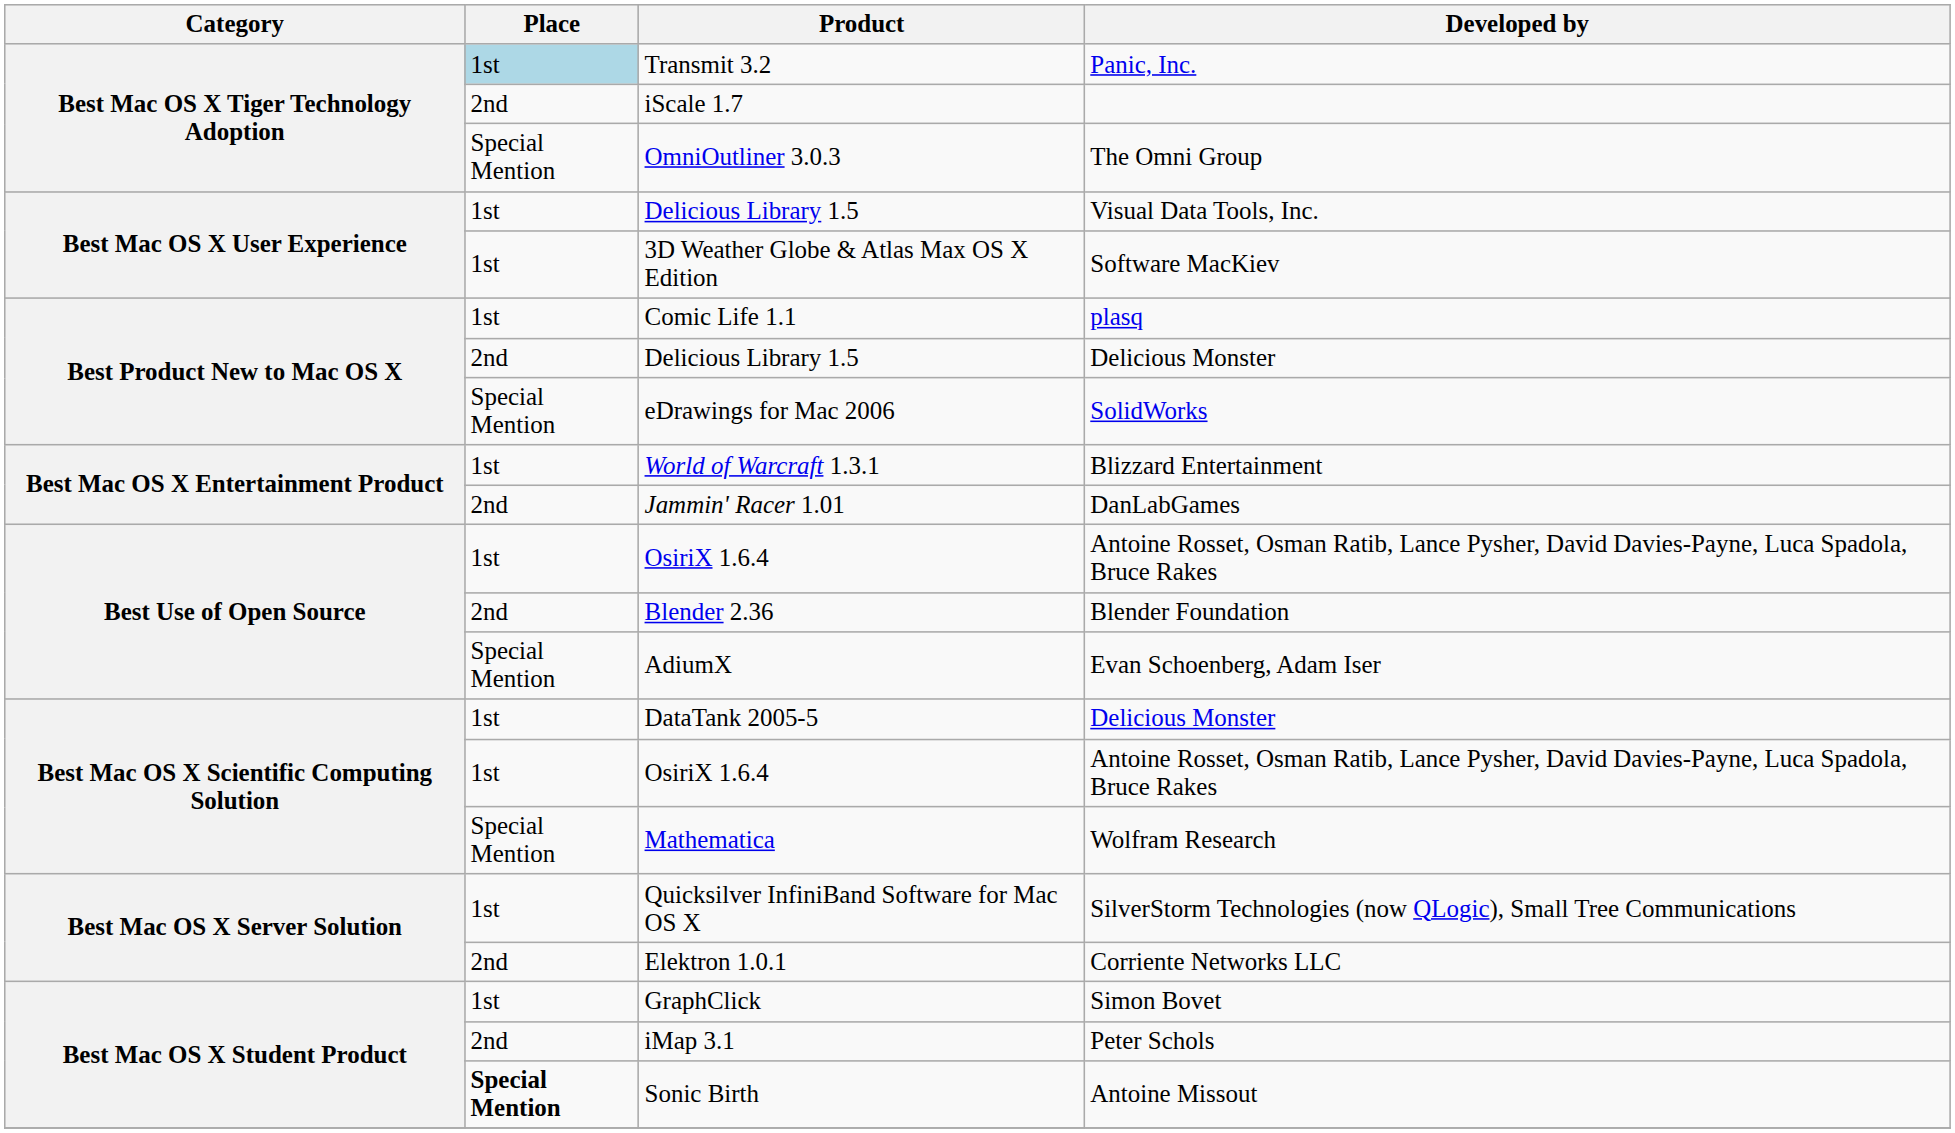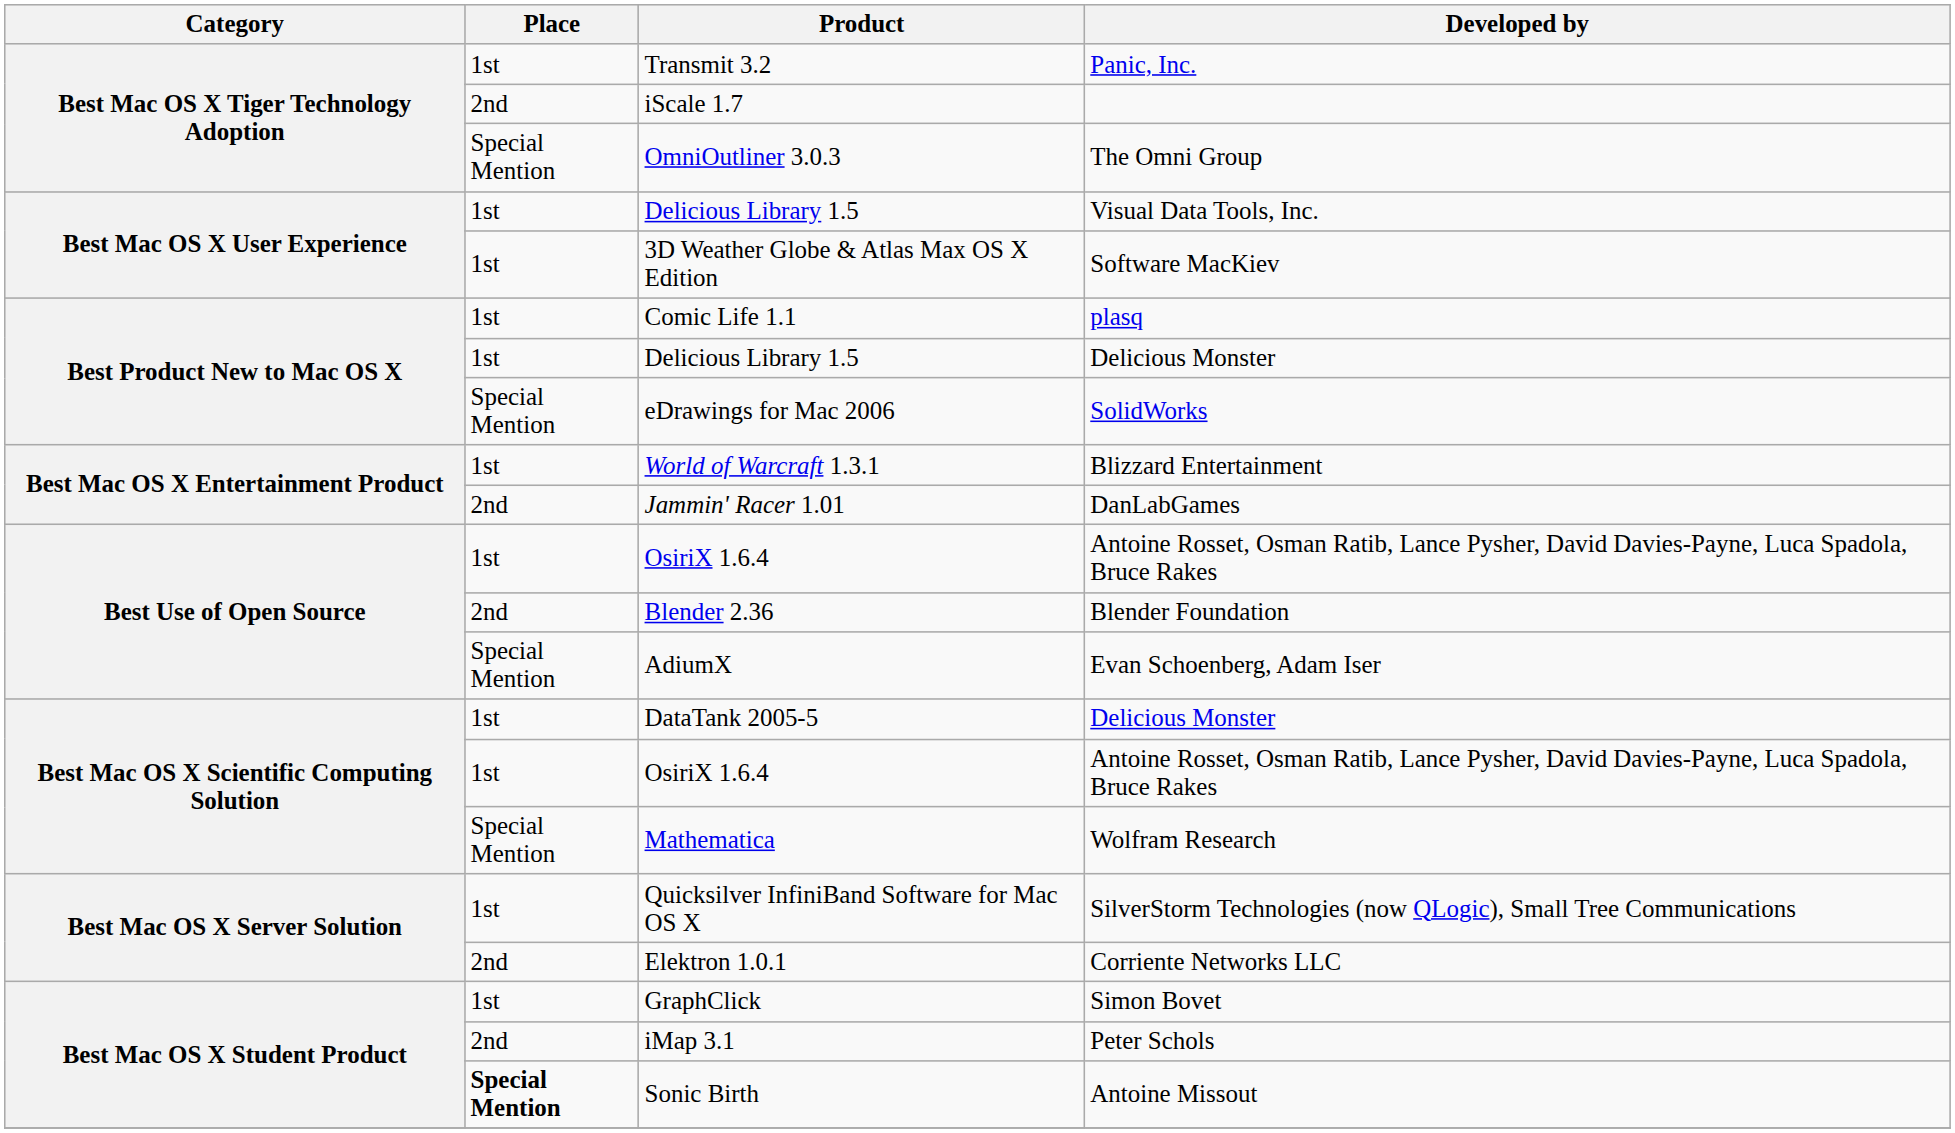(485, 63) lightblue background -> (485, 63) no background
(489, 357) 2nd -> (485, 357) 1st
